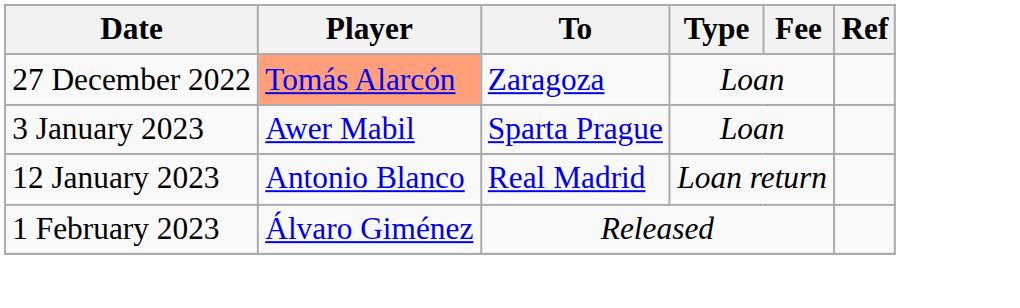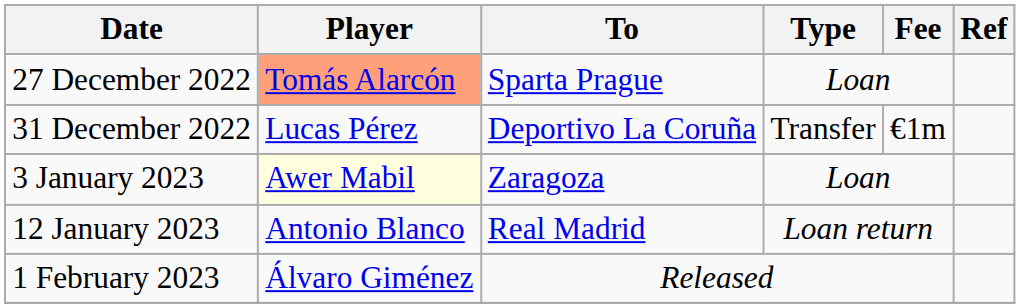(546, 79) Zaragoza -> (575, 79) Sparta Prague
+ row: (132, 128)
(340, 128) no background -> (340, 178) lightyellow background
(575, 128) Sparta Prague -> (546, 178) Zaragoza
